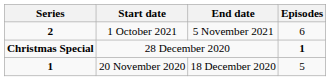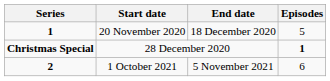rows swapped: (142, 66) <-> (142, 31)
